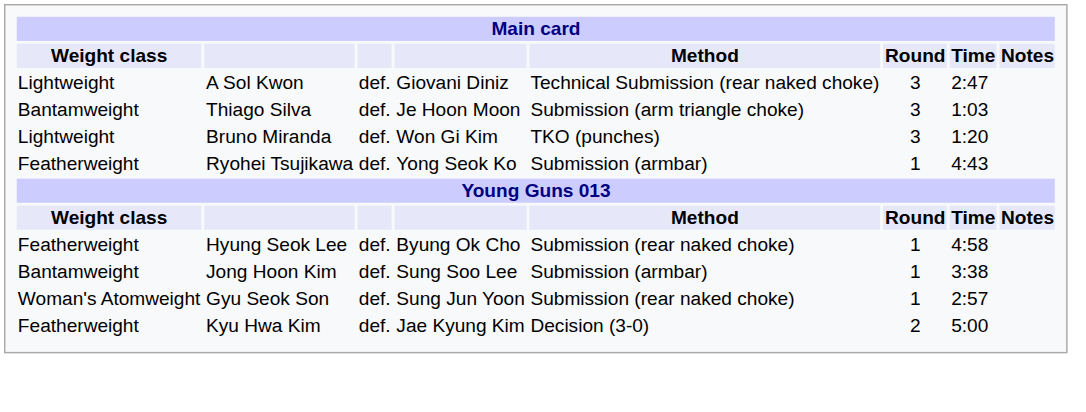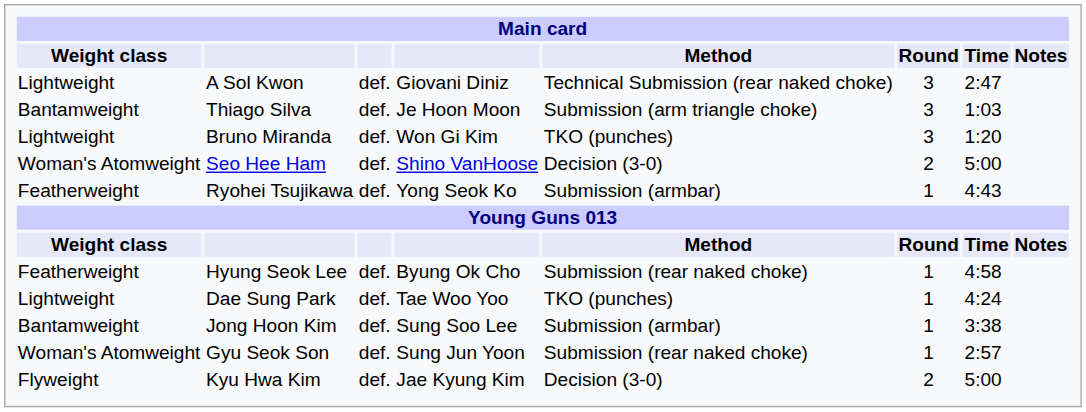+ row: (266, 163)
+ row: (271, 298)
(78, 325) Featherweight -> (58, 379) Flyweight
